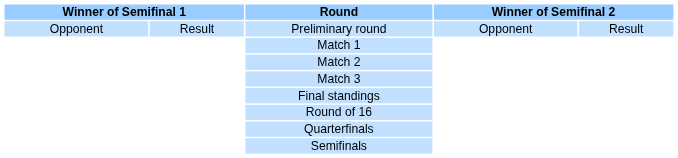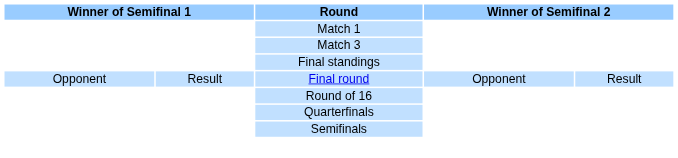- row: (339, 28)
- row: (339, 62)
+ row: (339, 79)
